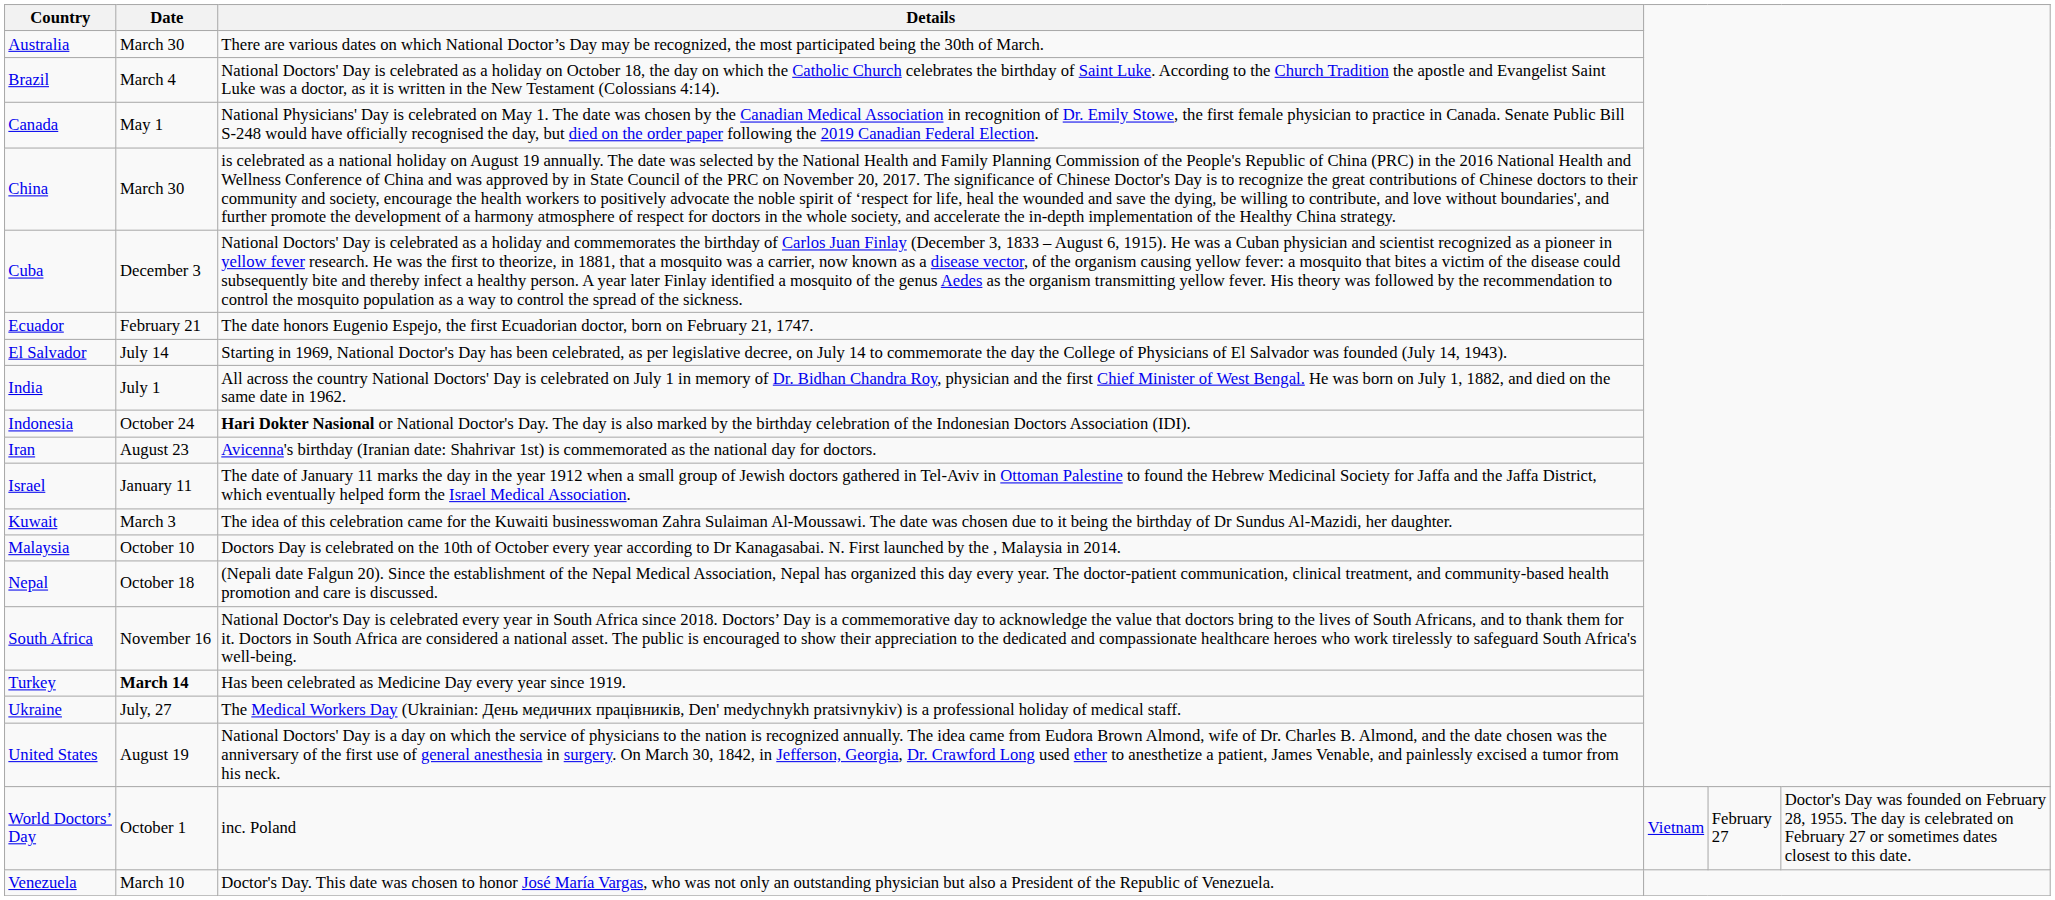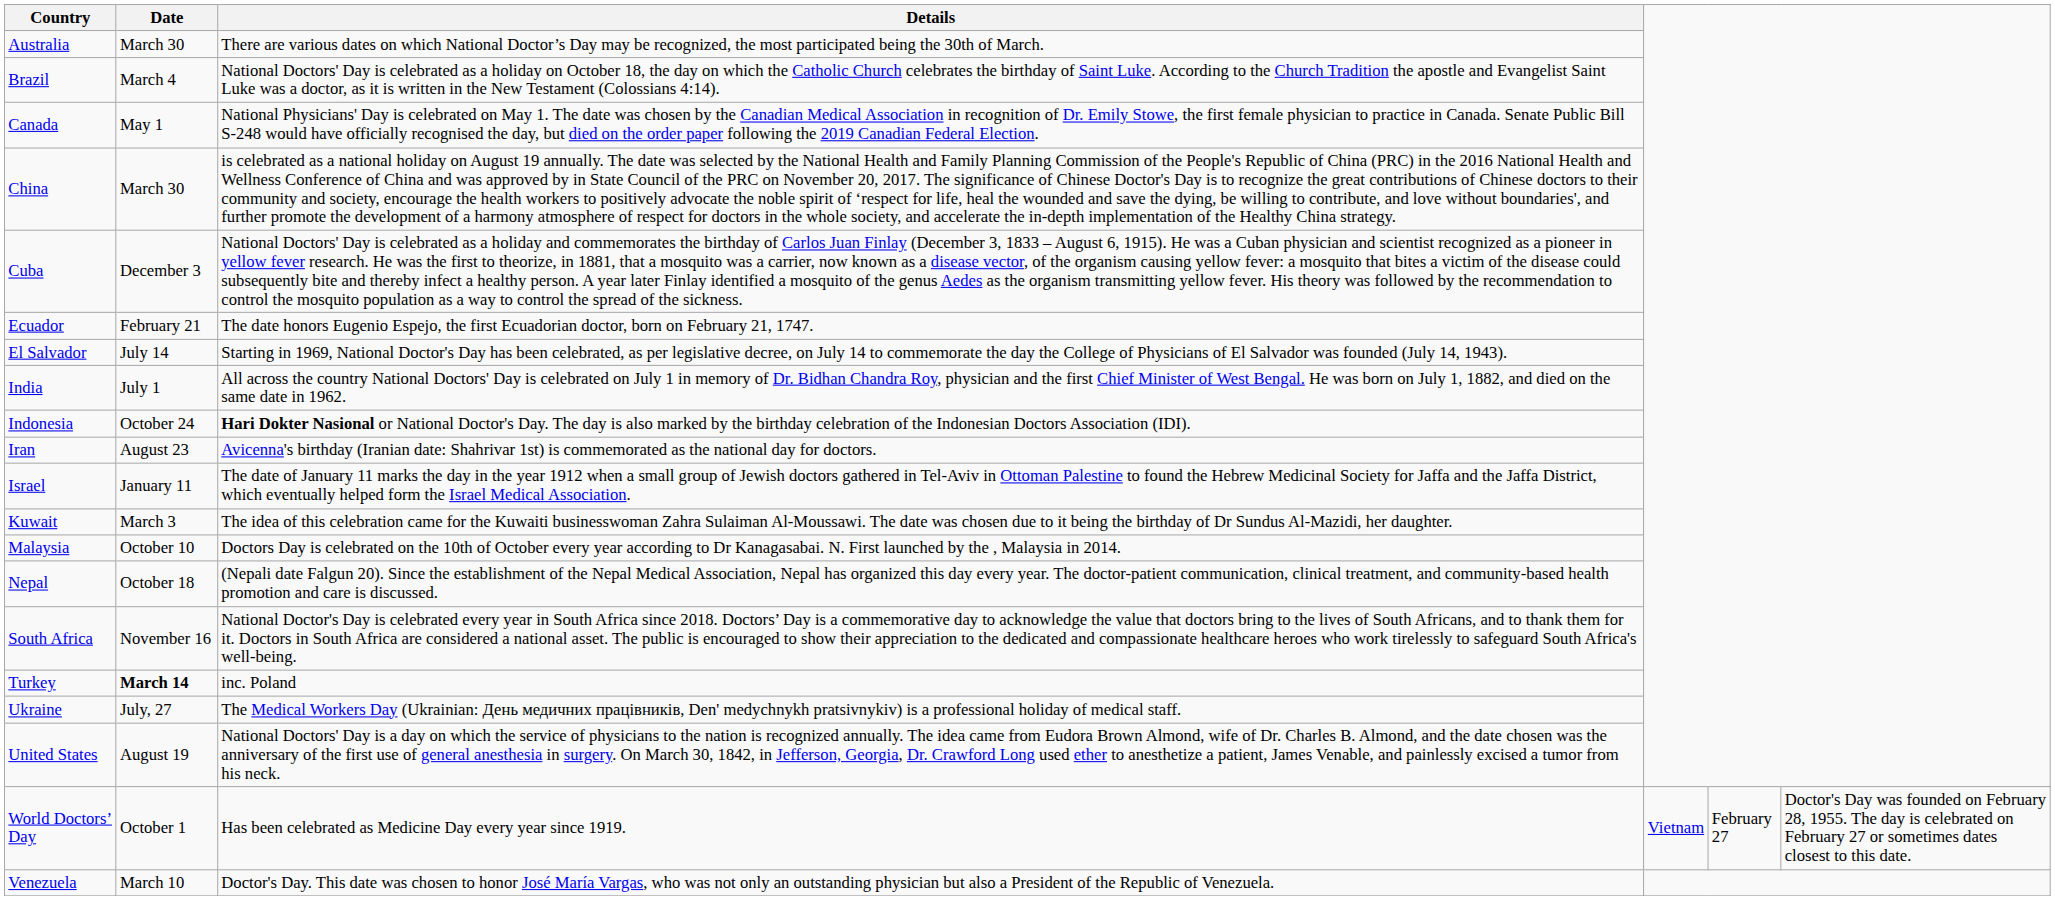(424, 683) Has been celebrated as Medicine Day every year since 1919. -> (259, 683) inc. Poland
(259, 827) inc. Poland -> (424, 827) Has been celebrated as Medicine Day every year since 1919.
